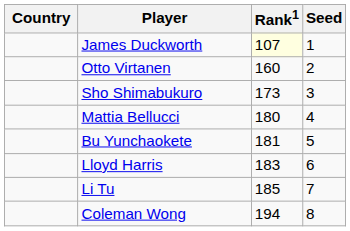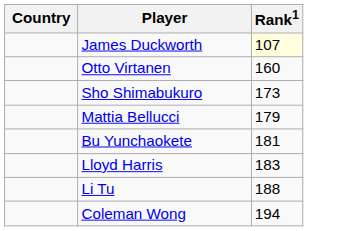- column: (324, 18)
(267, 117) 180 -> (267, 117) 179
(267, 189) 185 -> (267, 189) 188
